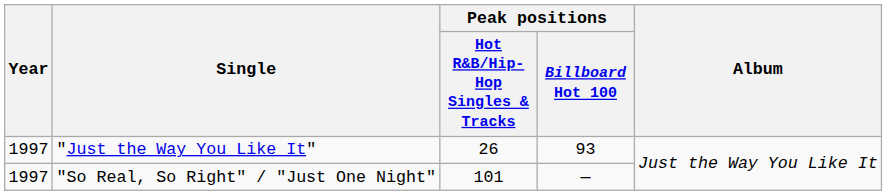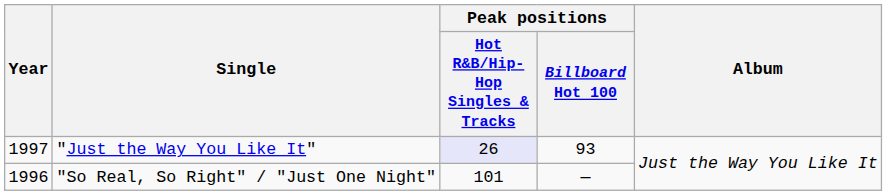(488, 150) no background -> (488, 150) lavender background
(29, 177) 1997 -> (29, 177) 1996
